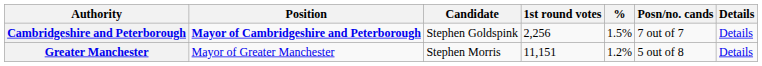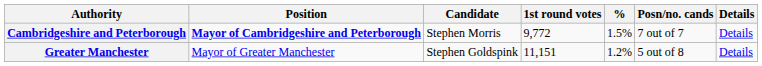(472, 33) Stephen Goldspink -> (464, 33) Stephen Morris
(537, 33) 2,256 -> (537, 33) 9,772
(464, 52) Stephen Morris -> (472, 52) Stephen Goldspink
